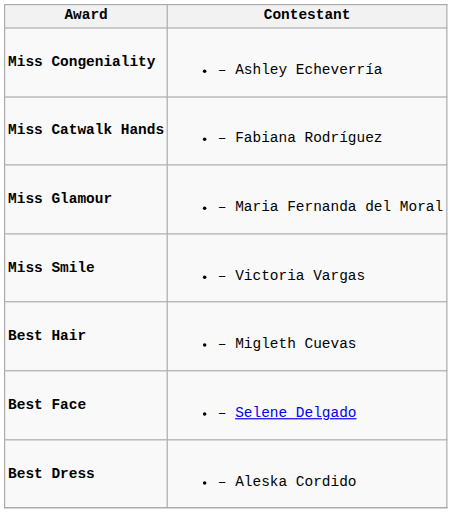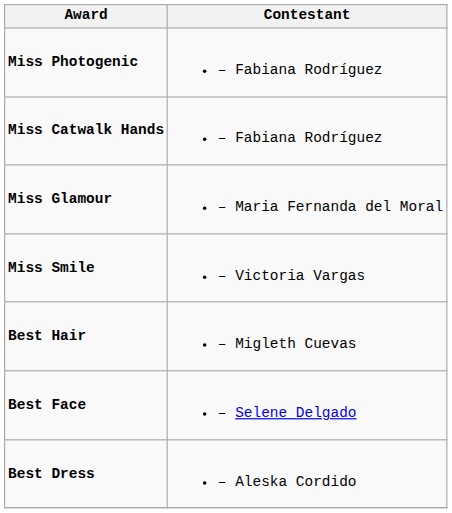- row: (82, 63)
+ row: (73, 63)
